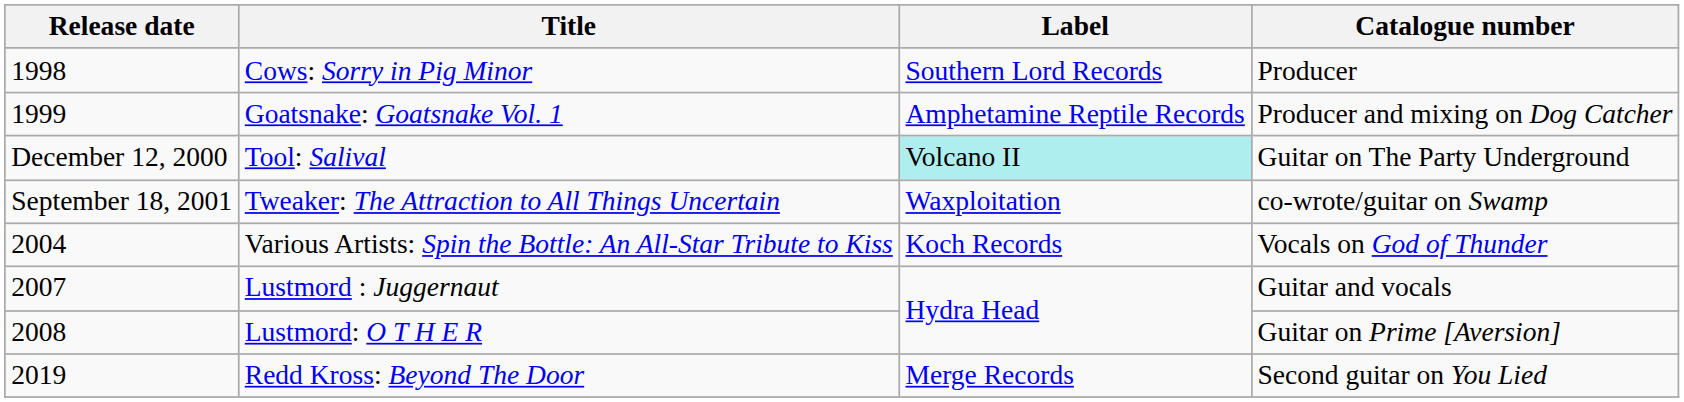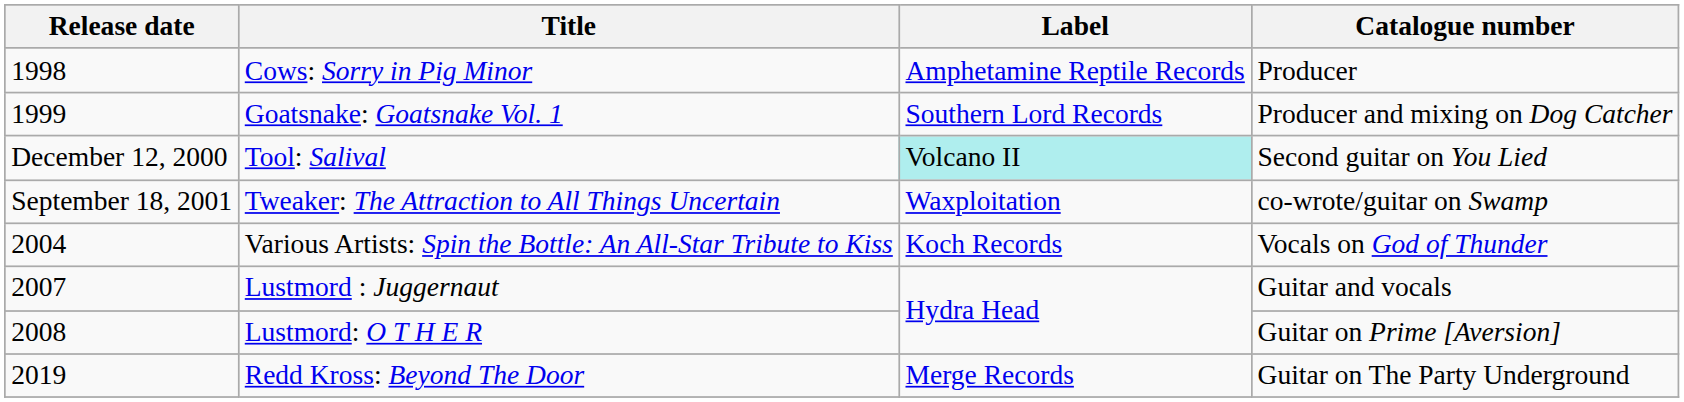(1034, 69) Southern Lord Records -> (1075, 69) Amphetamine Reptile Records
(1075, 113) Amphetamine Reptile Records -> (1034, 113) Southern Lord Records
(1443, 157) Guitar on The Party Underground -> (1402, 157) Second guitar on You Lied
(1402, 375) Second guitar on You Lied -> (1443, 375) Guitar on The Party Underground
